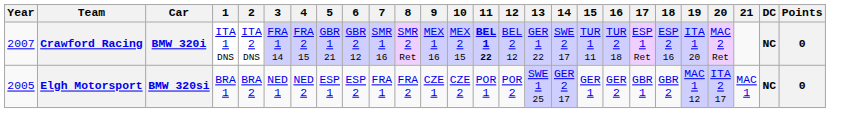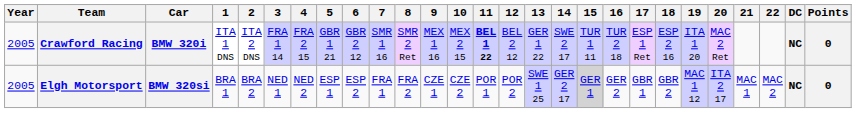+ column: (773, 14)
(21, 44) 2007 -> (21, 44) 2005
(590, 86) no background -> (590, 86) lightgrey background
